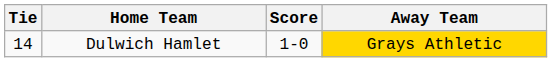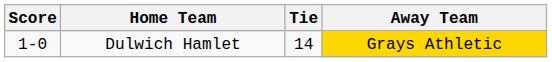columns swapped: (23, 18) <-> (294, 18)
